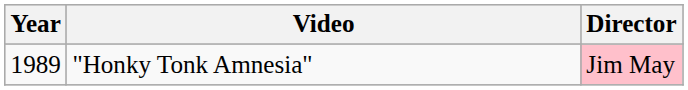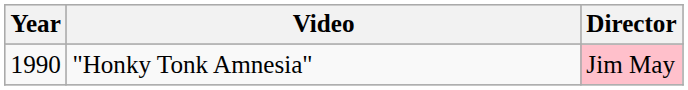(36, 64) 1989 -> (36, 64) 1990
